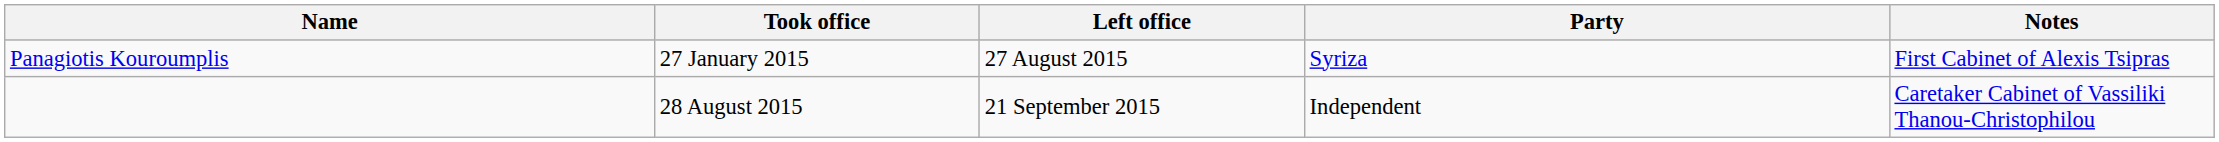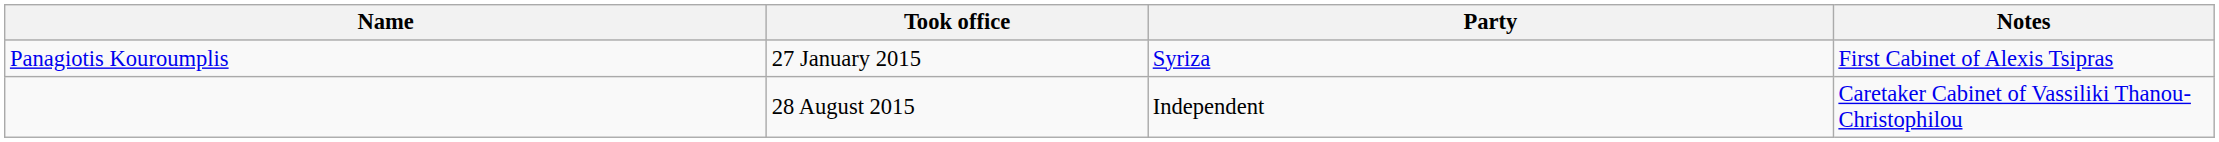- column: (1142, 22)
